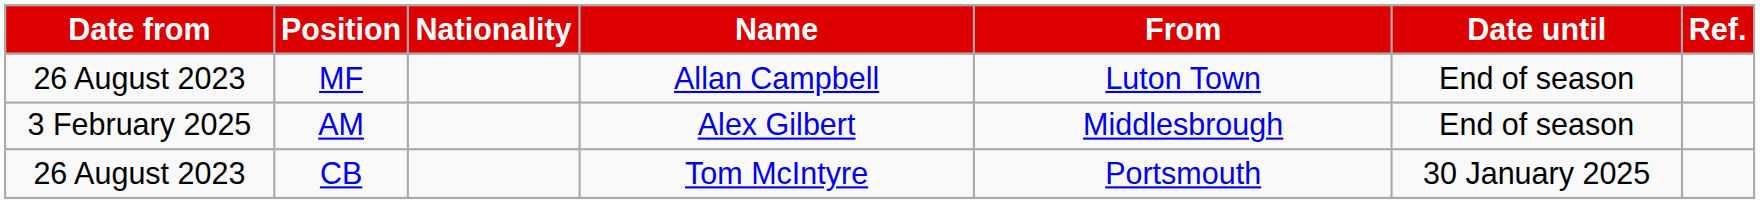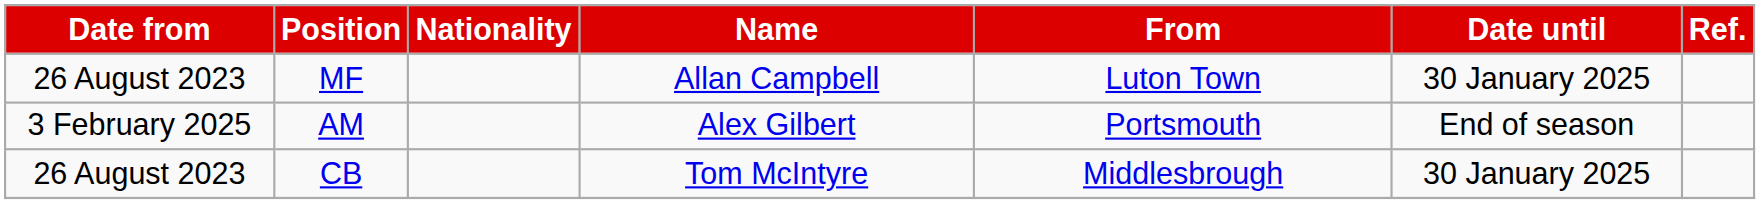(1537, 78) End of season -> (1537, 78) 30 January 2025
(1183, 126) Middlesbrough -> (1183, 126) Portsmouth
(1183, 174) Portsmouth -> (1183, 174) Middlesbrough
